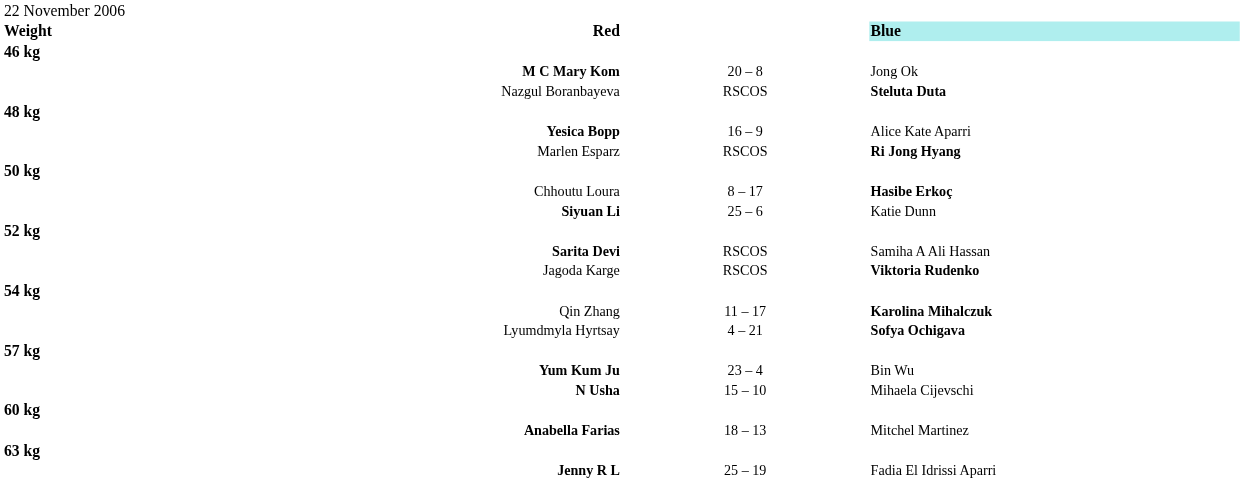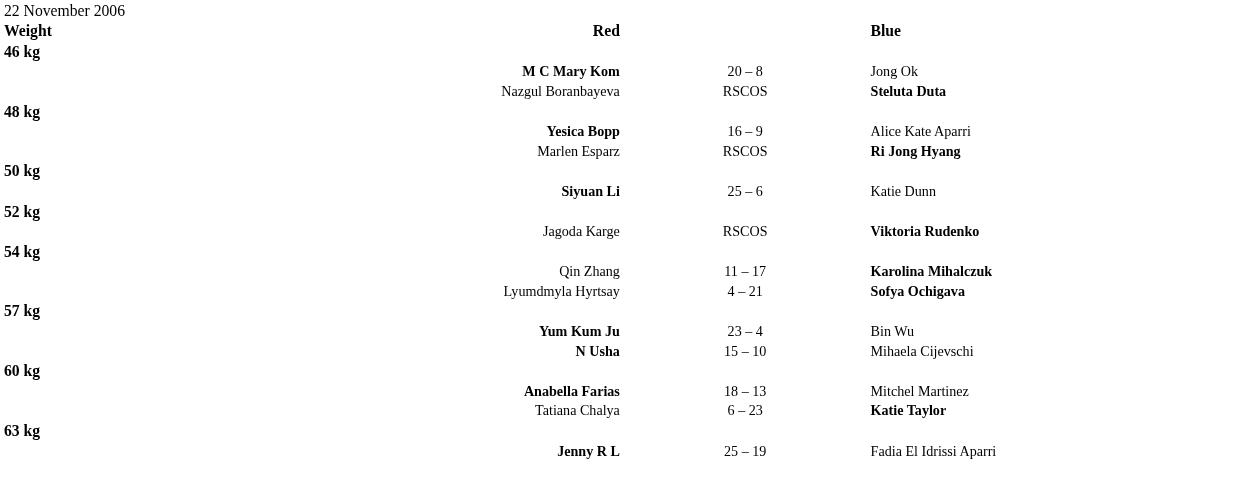(886, 31) paleturquoise background -> (886, 31) no background
- row: (126, 192)
- row: (126, 251)
+ row: (126, 411)
